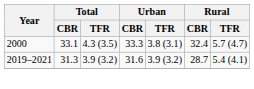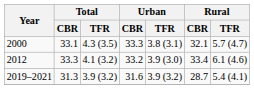(199, 44) 32.4 -> (199, 44) 32.1
+ row: (17, 60)
